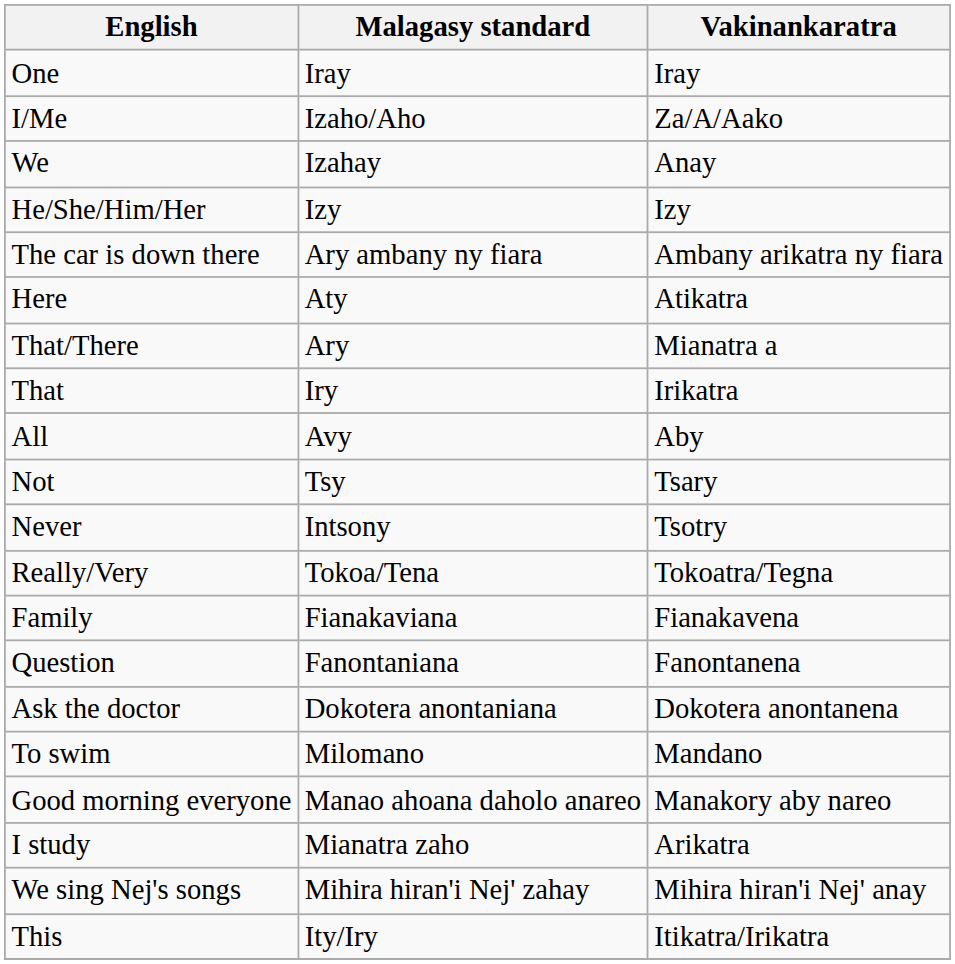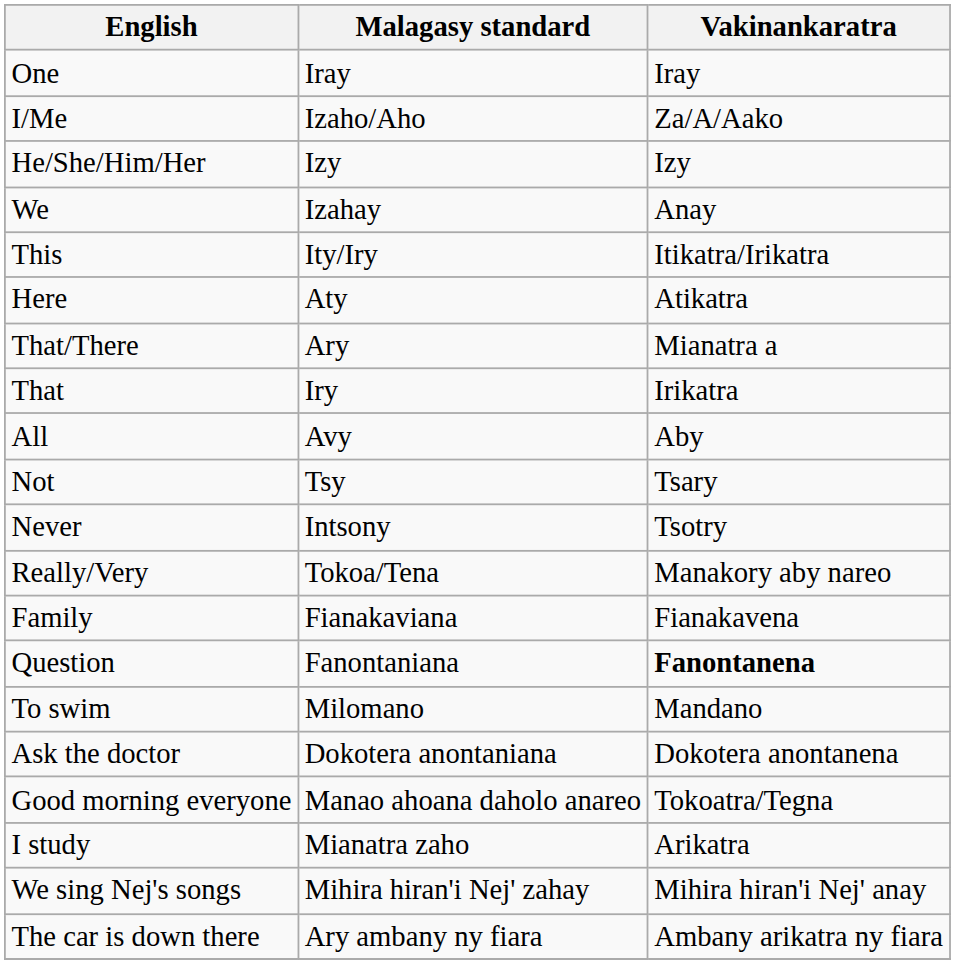rows swapped: (109, 208) <-> (30, 163)
rows swapped: (37, 935) <-> (136, 254)
(744, 572) Tokoatra/Tegna -> (773, 572) Manakory aby nareo
(727, 663) normal -> (735, 663) bold
rows swapped: (61, 753) <-> (96, 708)
(773, 799) Manakory aby nareo -> (744, 799) Tokoatra/Tegna
